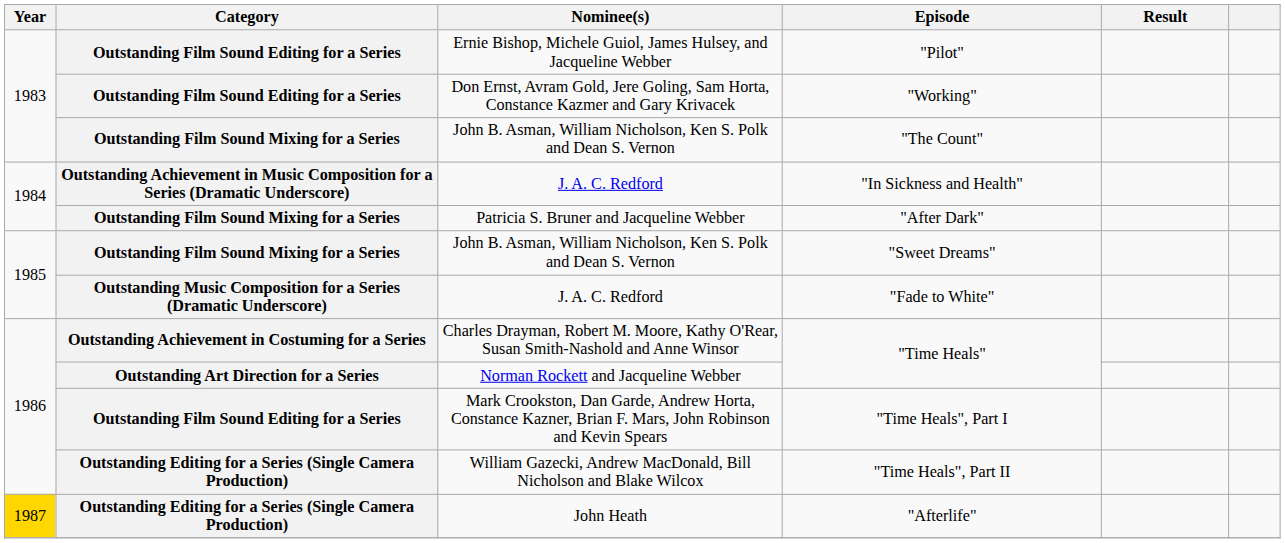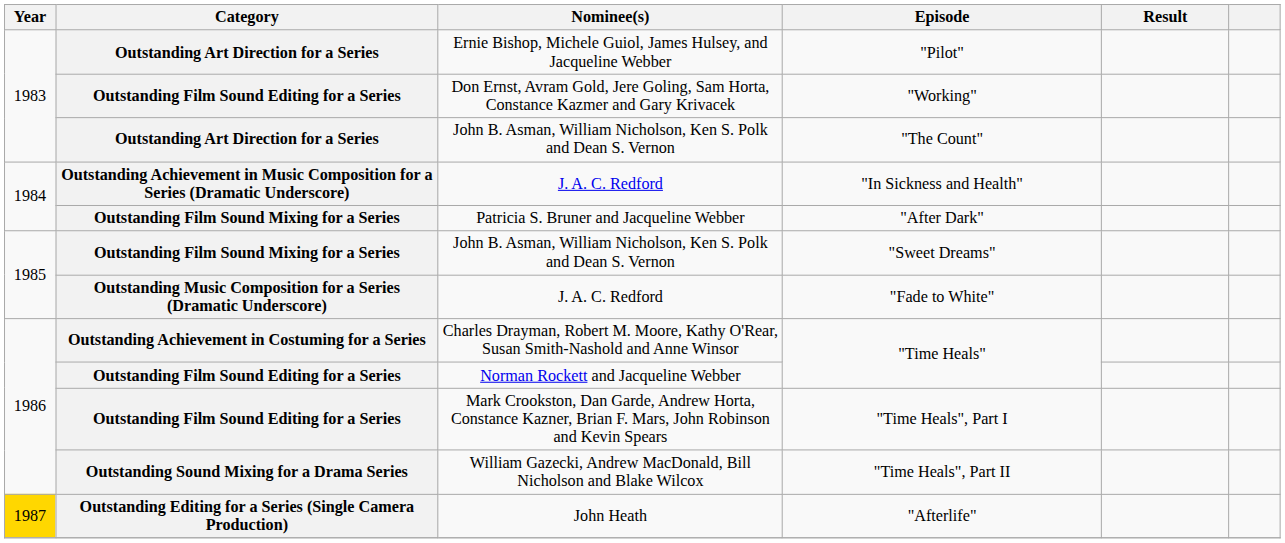(247, 52) Outstanding Film Sound Editing for a Series -> (247, 52) Outstanding Art Direction for a Series
(247, 139) Outstanding Film Sound Mixing for a Series -> (247, 139) Outstanding Art Direction for a Series
(247, 375) Outstanding Art Direction for a Series -> (247, 375) Outstanding Film Sound Editing for a Series
(247, 471) Outstanding Editing for a Series (Single Camera Production) -> (247, 471) Outstanding Sound Mixing for a Drama Series
